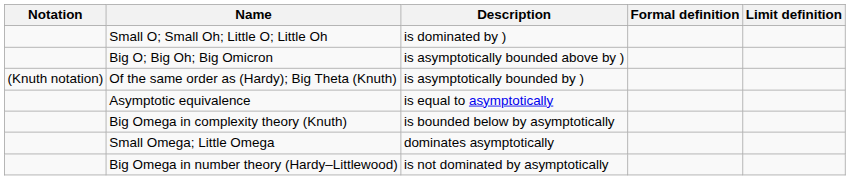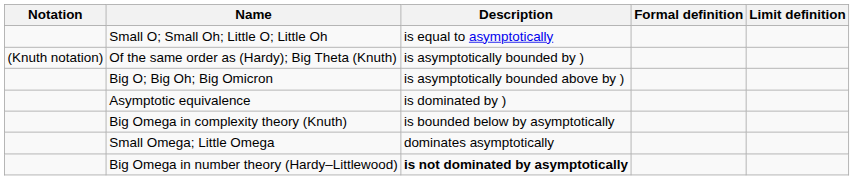(455, 36) is dominated by ) -> (479, 36) is equal to asymptotically
rows swapped: (191, 57) <-> (253, 79)
(479, 100) is equal to asymptotically -> (455, 100) is dominated by )
(506, 164) normal -> (516, 164) bold
